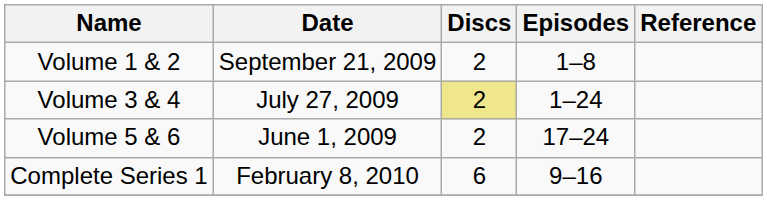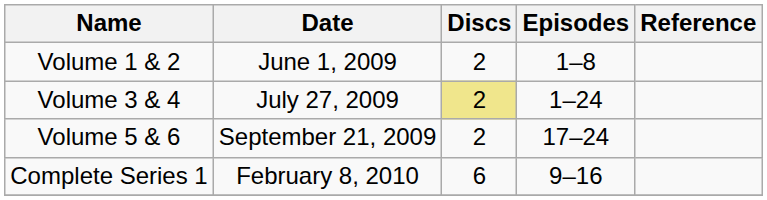(328, 61) September 21, 2009 -> (328, 61) June 1, 2009
(328, 137) June 1, 2009 -> (328, 137) September 21, 2009
